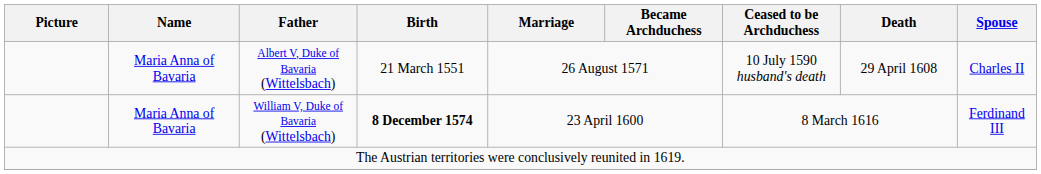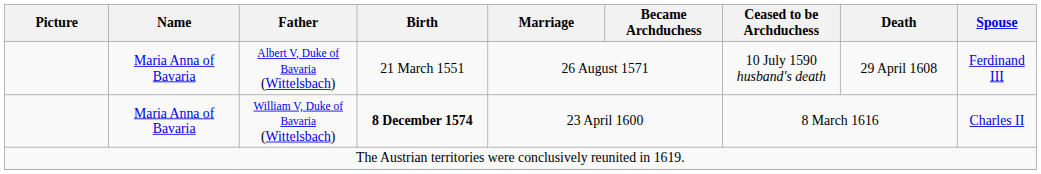(997, 68) Charles II -> (997, 68) Ferdinand III
(997, 120) Ferdinand III -> (997, 120) Charles II
